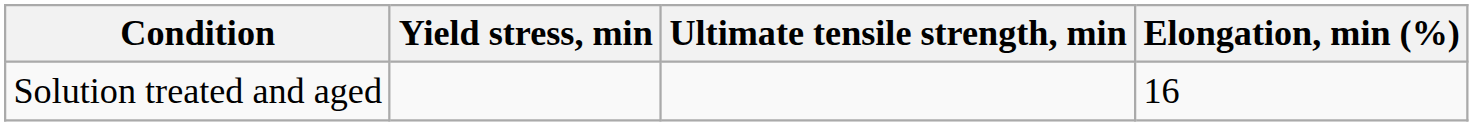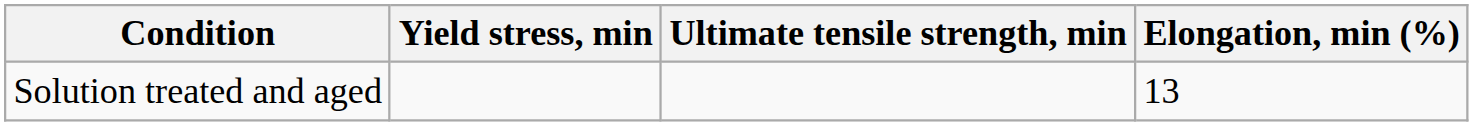(1162, 90) 16 -> (1162, 90) 13
